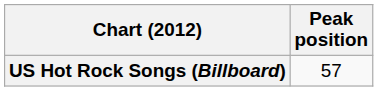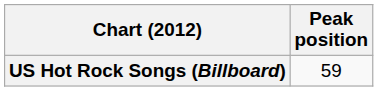(331, 70) 57 -> (331, 70) 59
